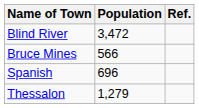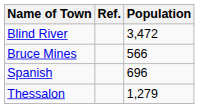columns swapped: (130, 14) <-> (179, 14)
